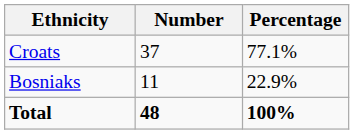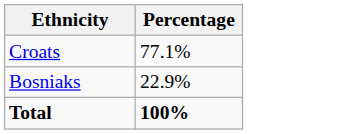- column: (189, 19)
